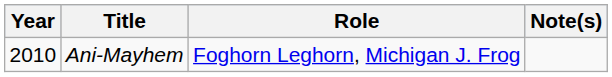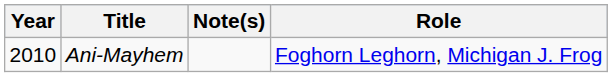columns swapped: (357, 21) <-> (566, 21)
